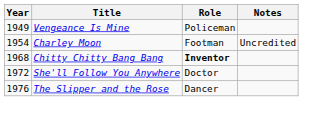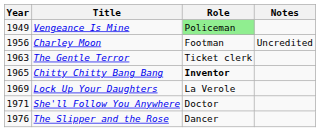(210, 27) no background -> (210, 27) lightgreen background
(18, 42) 1954 -> (18, 42) 1956
+ row: (81, 58)
(18, 58) 1968 -> (18, 73) 1965
+ row: (96, 88)
(18, 73) 1972 -> (18, 104) 1971
